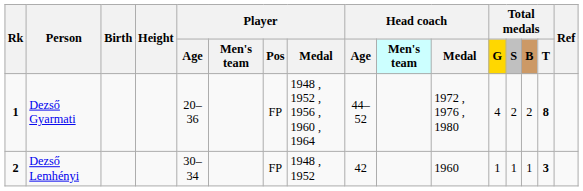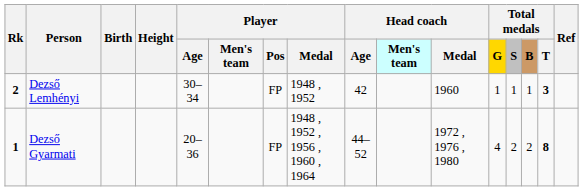rows swapped: (52, 112) <-> (54, 168)
